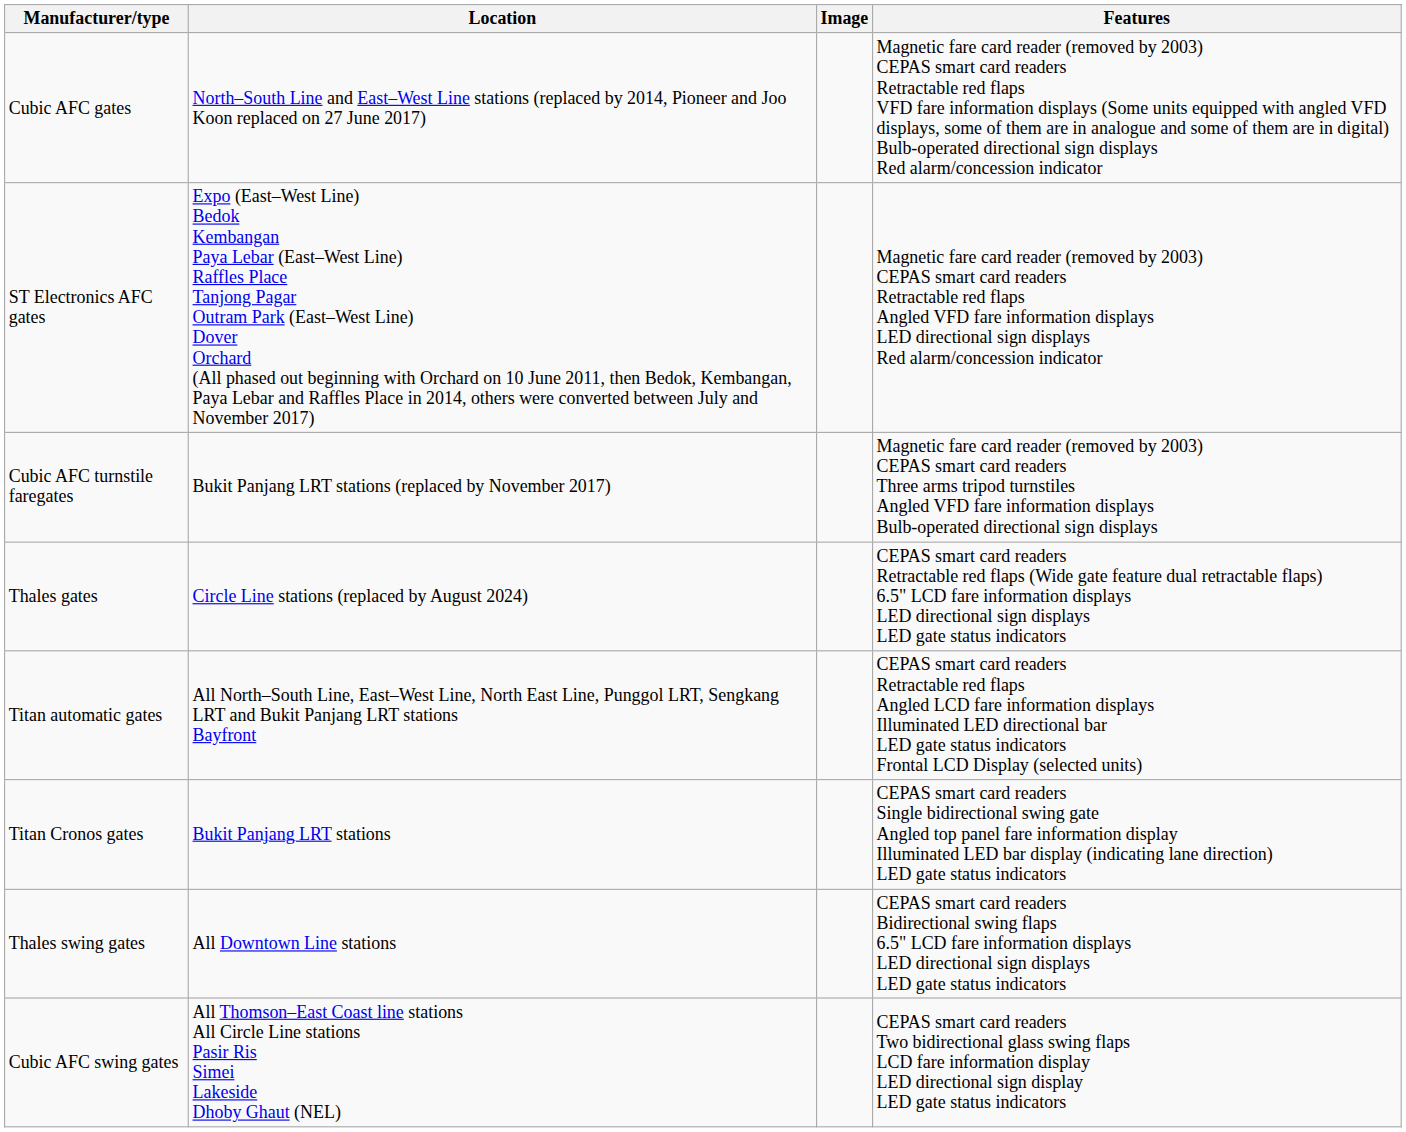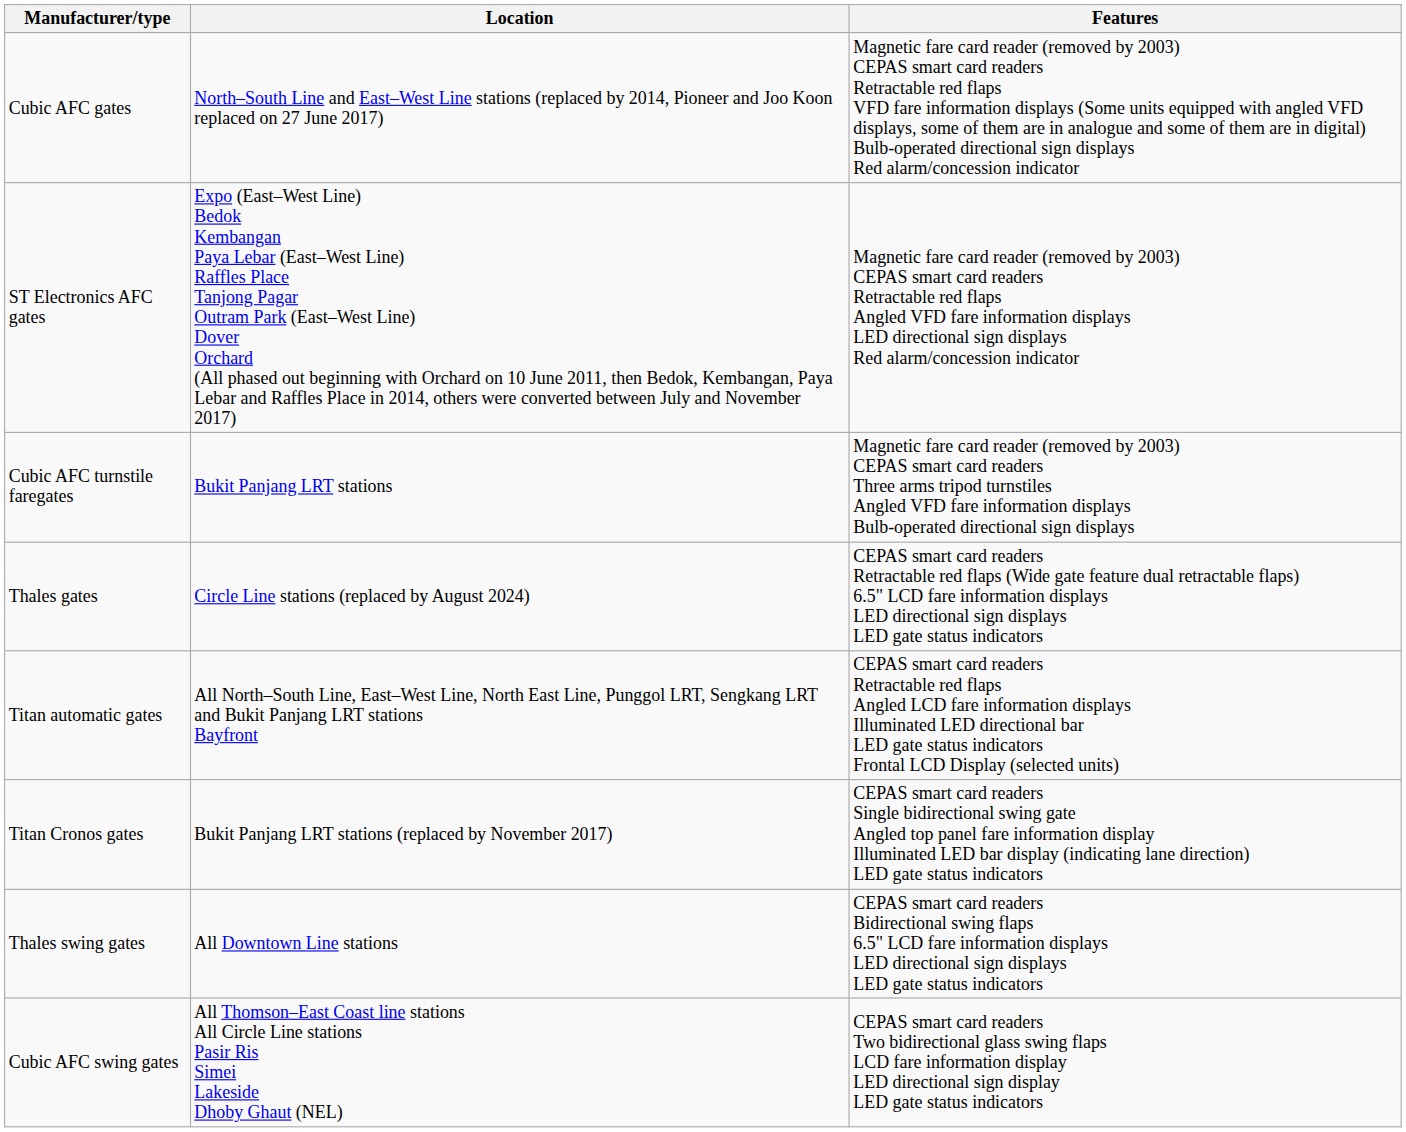- column: (844, 18)
(402, 487) Bukit Panjang LRT stations (replaced by November 2017) -> (293, 487) Bukit Panjang LRT stations
(292, 834) Bukit Panjang LRT stations -> (403, 834) Bukit Panjang LRT stations (replaced by November 2017)
